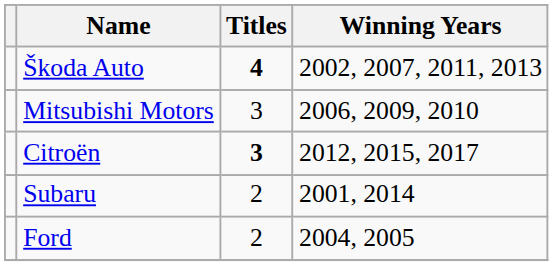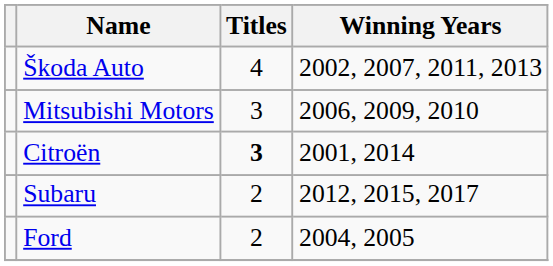(256, 67) bold -> (256, 67) normal
(389, 152) 2012, 2015, 2017 -> (357, 152) 2001, 2014
(357, 194) 2001, 2014 -> (389, 194) 2012, 2015, 2017
